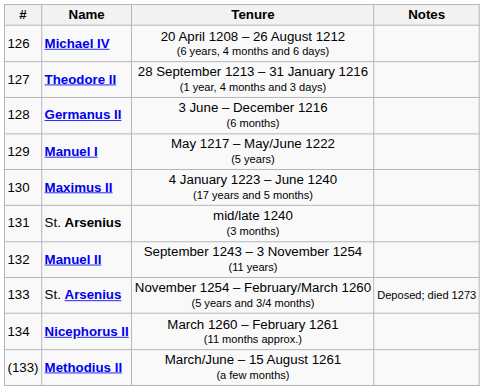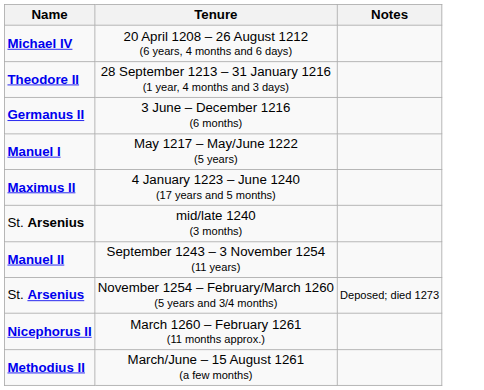- column: (23, 15)
